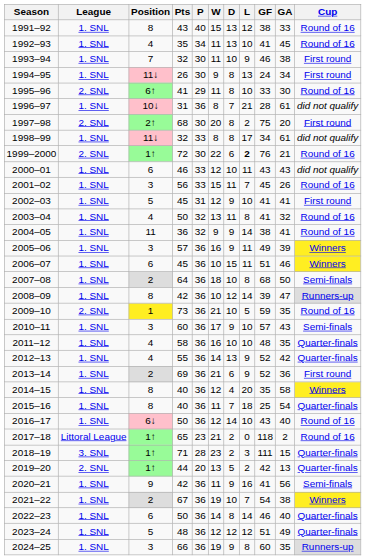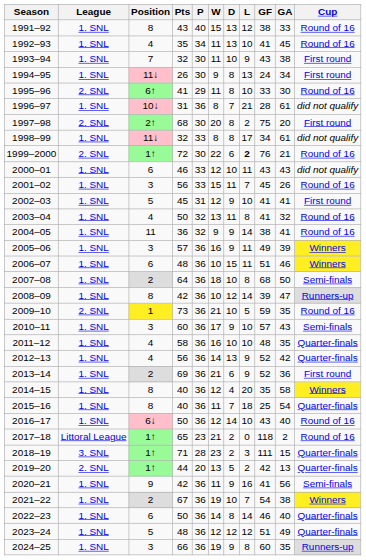(265, 59) 46 -> (265, 59) 43
(182, 264) 45 -> (182, 264) 48
(182, 358) 55 -> (182, 358) 56
